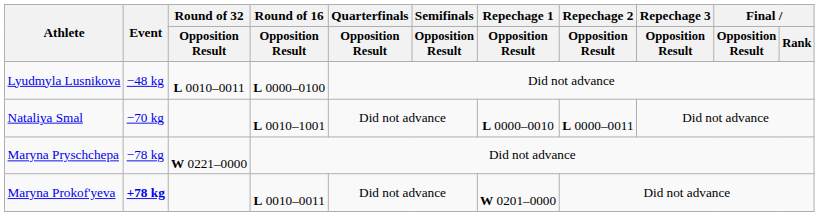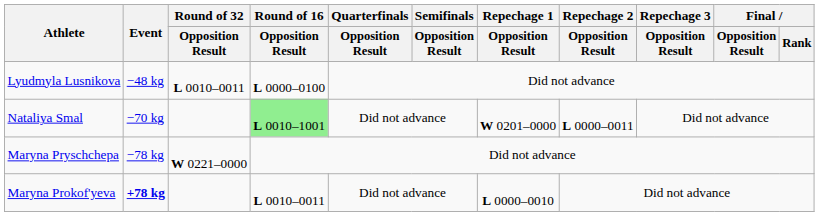(289, 126) no background -> (289, 126) lightgreen background
(518, 126) L 0000–0010 -> (518, 126) W 0201–0000
(518, 201) W 0201–0000 -> (518, 201) L 0000–0010
